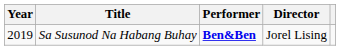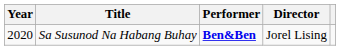(20, 34) 2019 -> (20, 34) 2020
